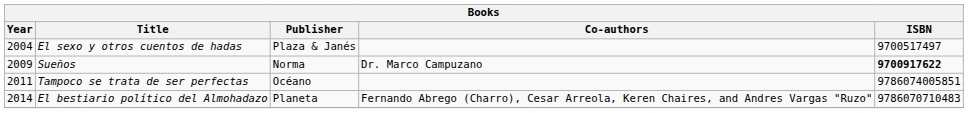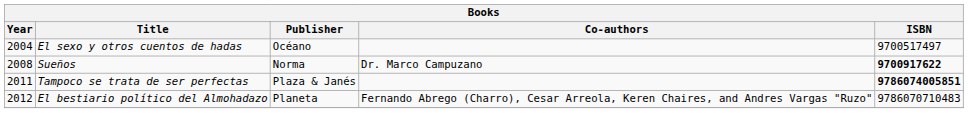(314, 48) Plaza & Janés -> (292, 48) Océano
(20, 65) 2009 -> (20, 65) 2008
(292, 82) Océano -> (314, 82) Plaza & Janés
(919, 82) normal -> (919, 82) bold
(20, 99) 2014 -> (20, 99) 2012
